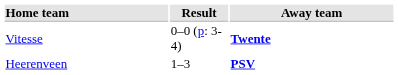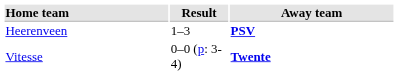rows swapped: (36, 63) <-> (24, 38)
